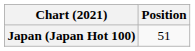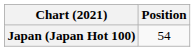(164, 35) 51 -> (164, 35) 54
